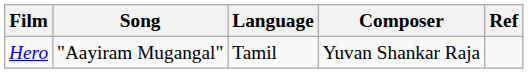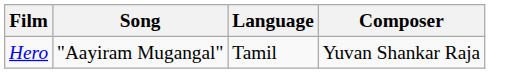- column: (504, 20)
